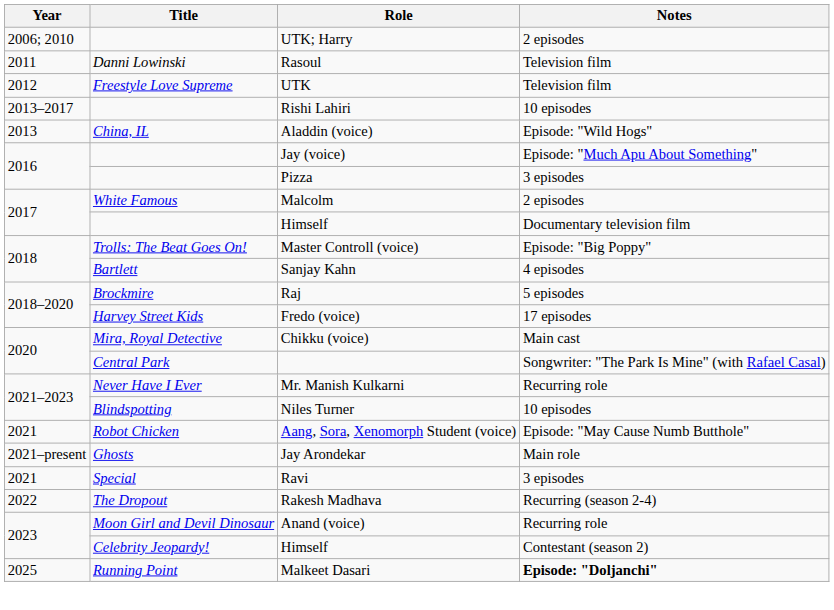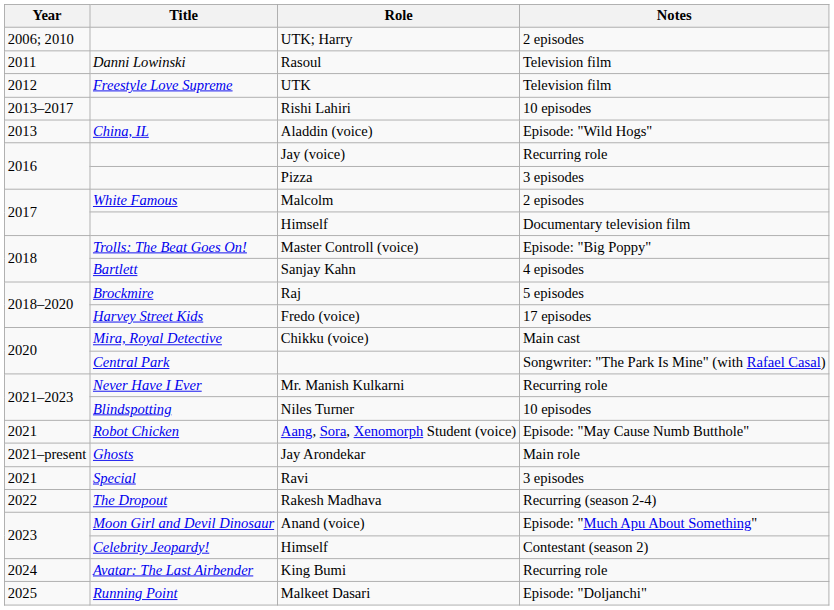(640, 154) Episode: "Much Apu About Something" -> (565, 154) Recurring role
(565, 524) Recurring role -> (640, 524) Episode: "Much Apu About Something"
+ row: (173, 570)
(590, 570) bold -> (585, 593) normal
